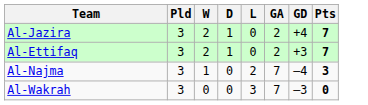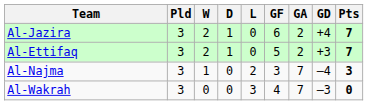+ column: (277, 14)
